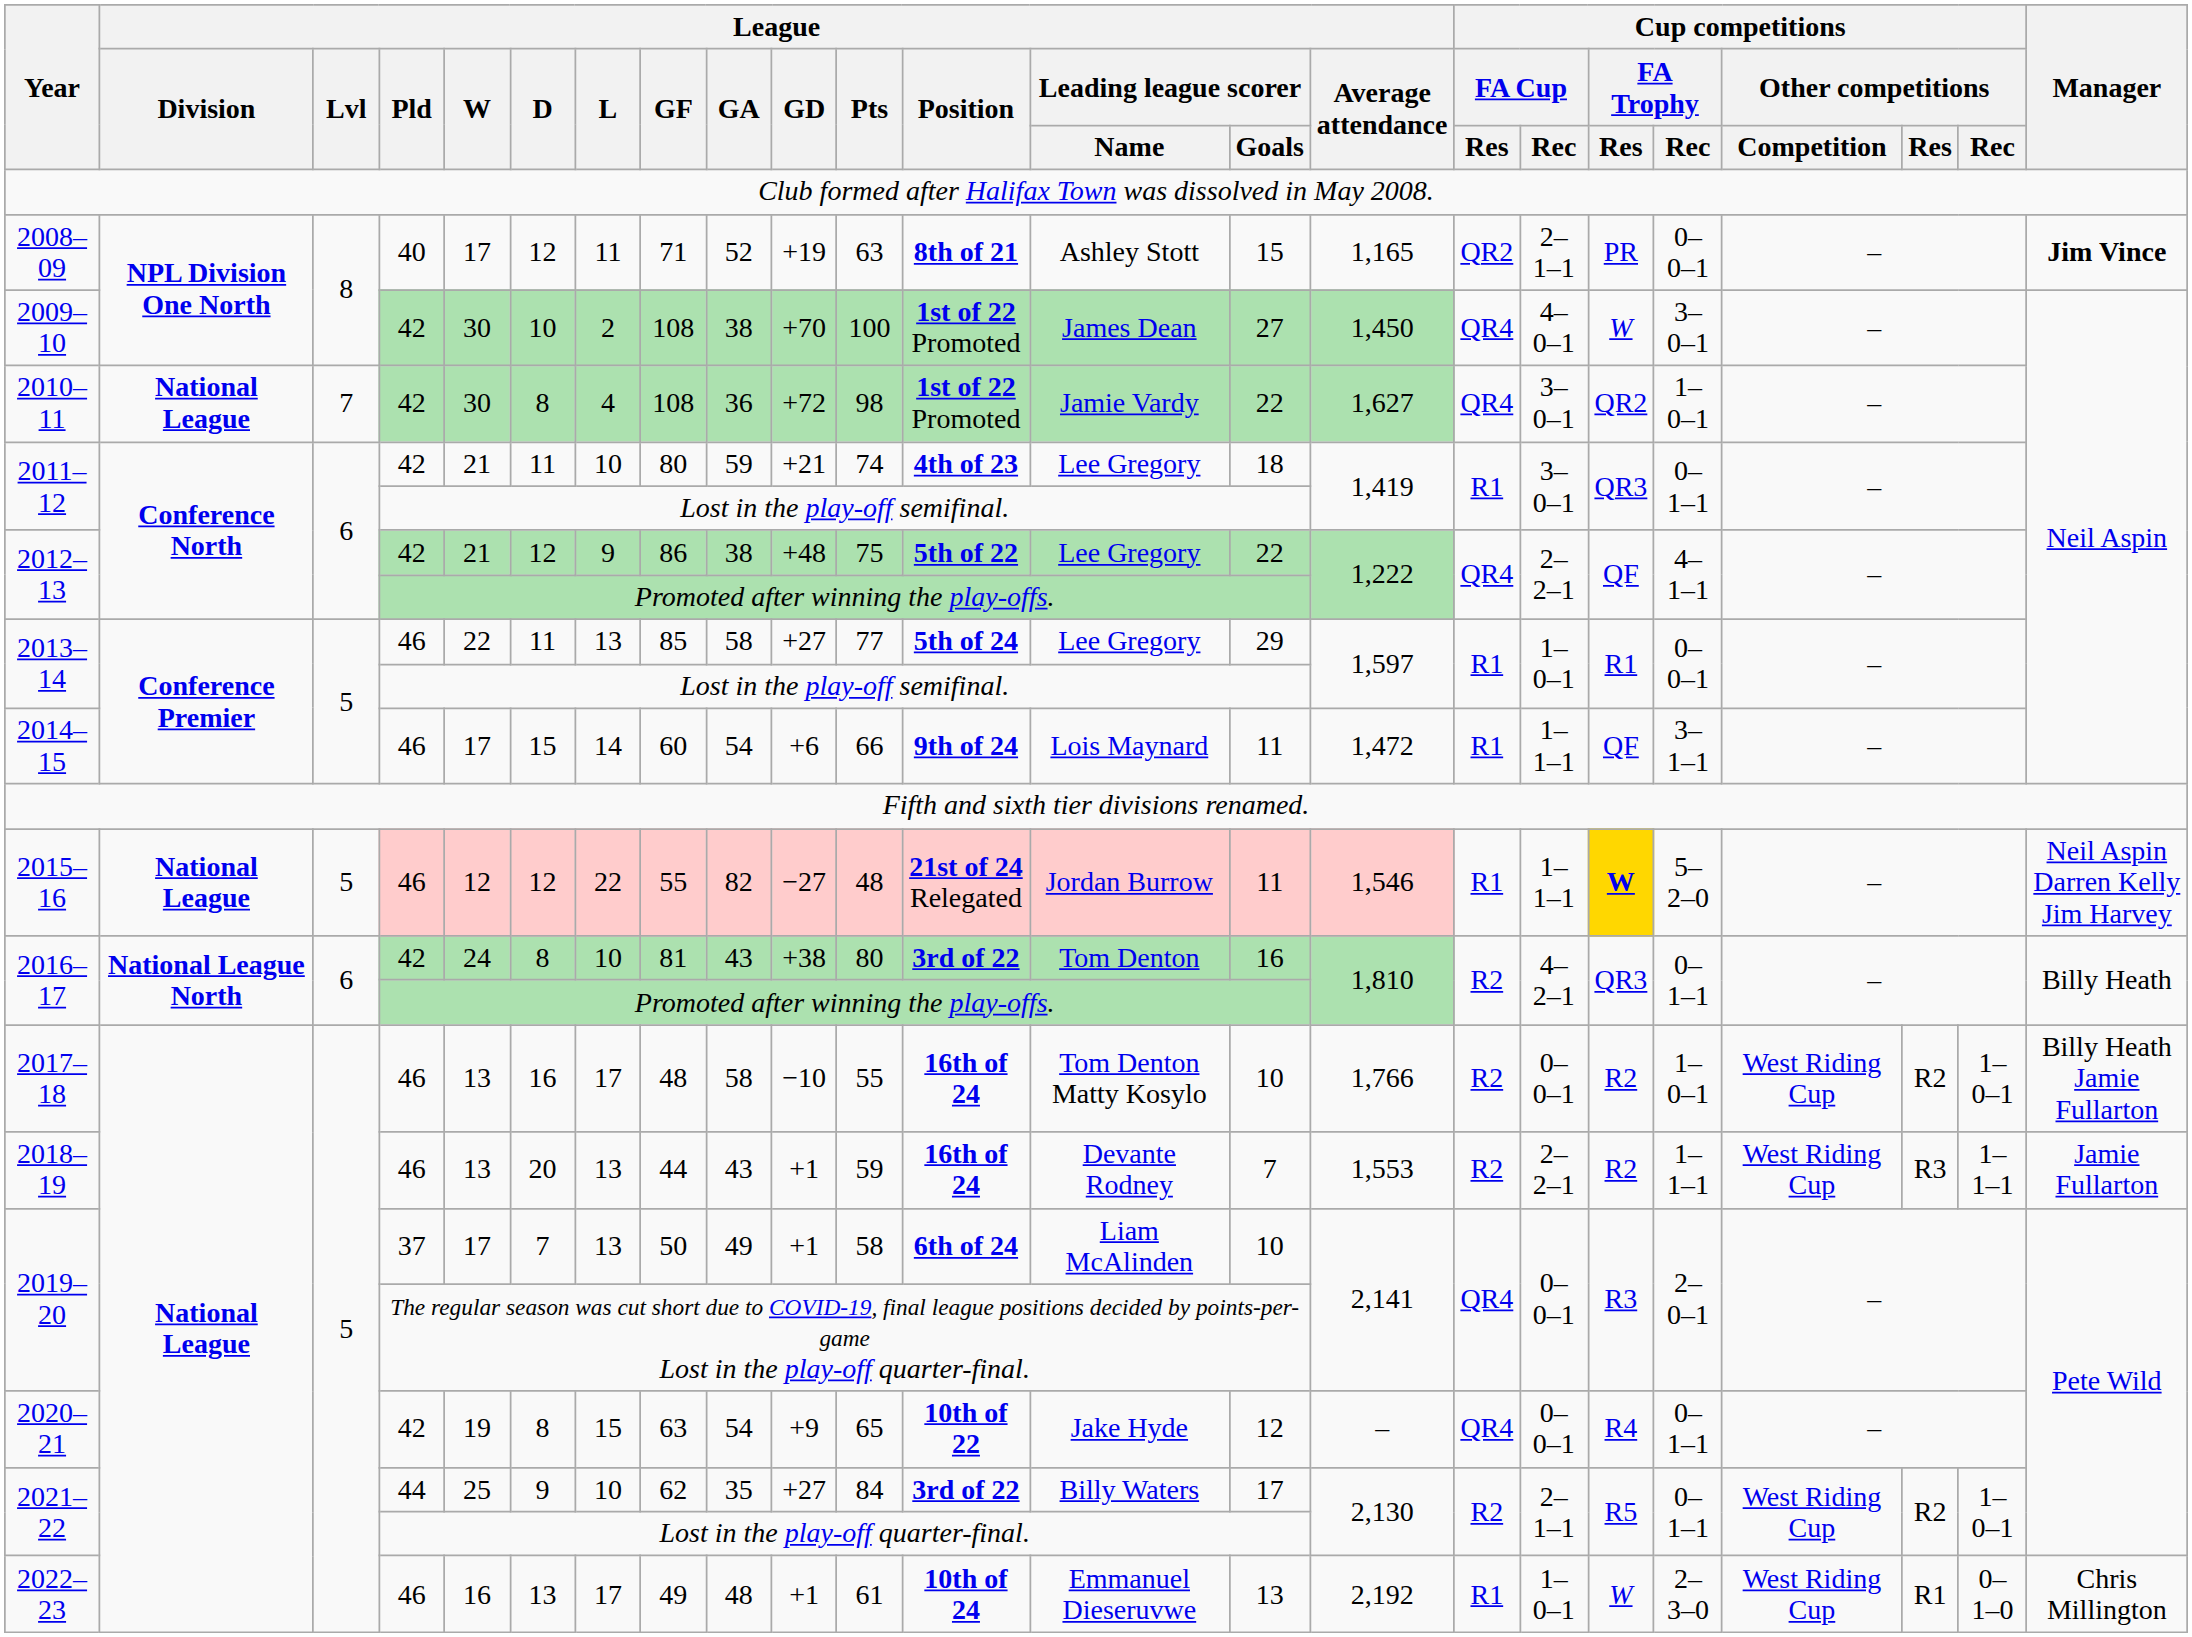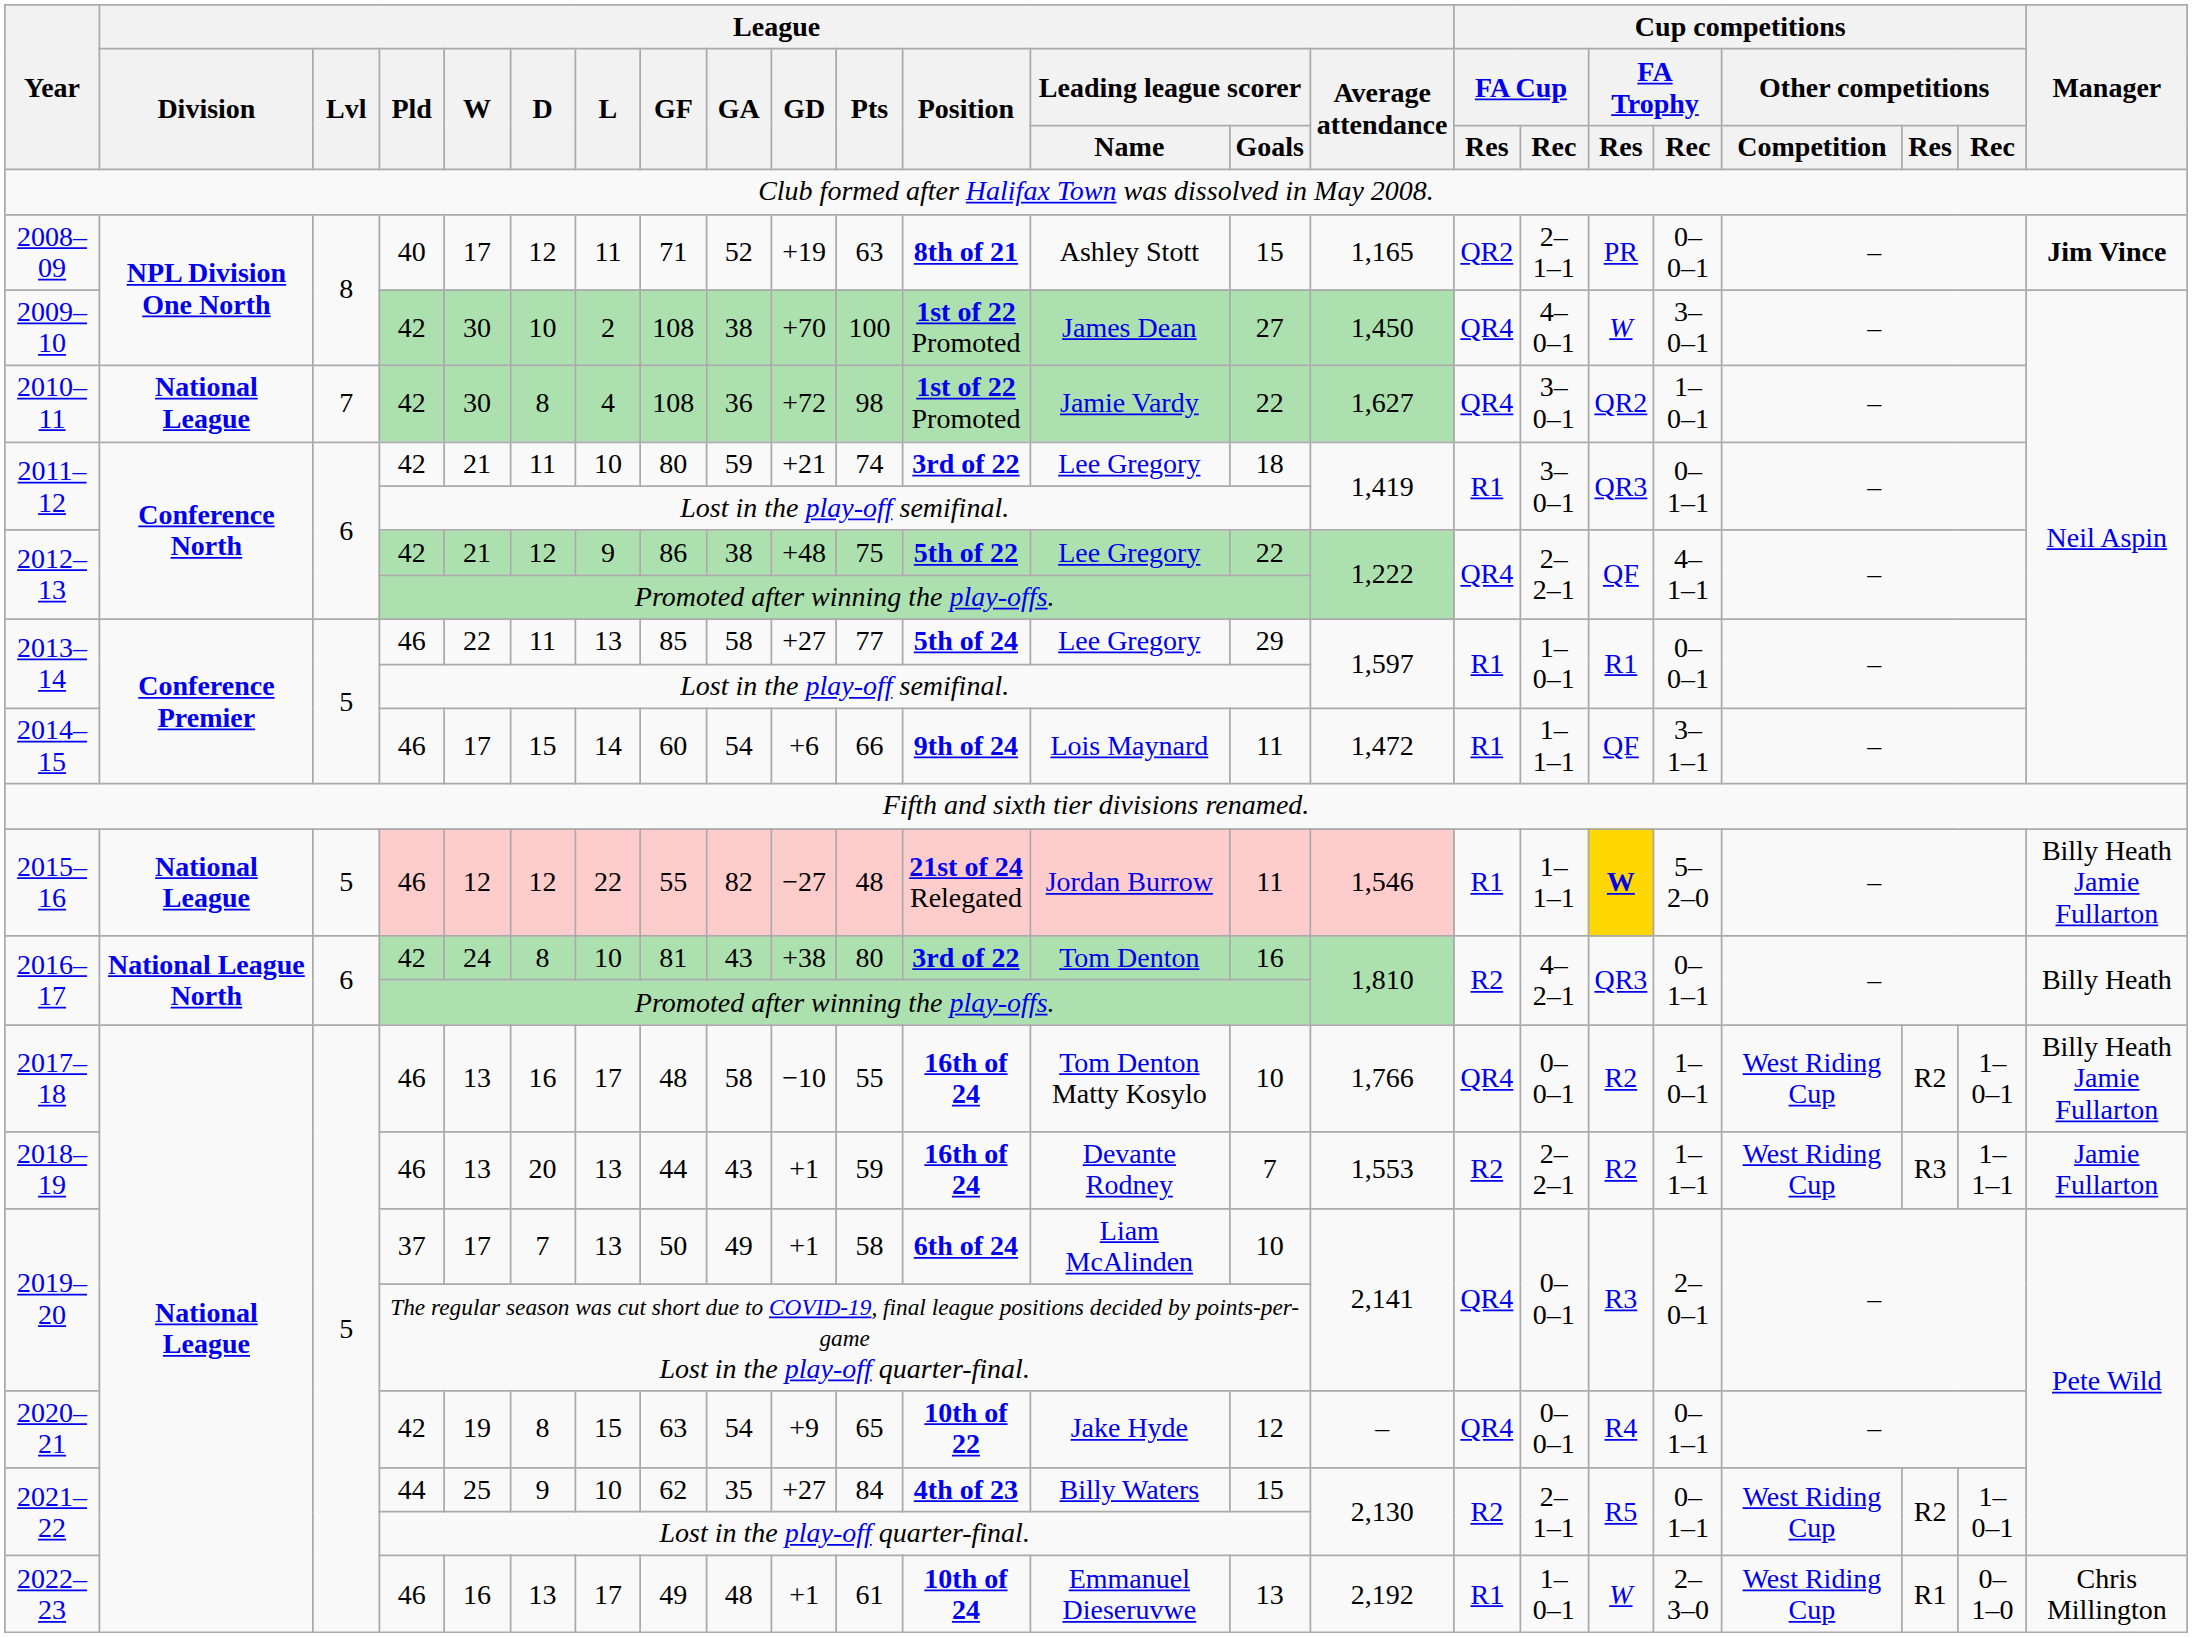(966, 463) 4th of 23 -> (966, 463) 3rd of 22
(2107, 881) Neil Aspin Darren Kelly Jim Harvey -> (2107, 881) Billy Heath Jamie Fullarton
(1487, 1078) R2 -> (1487, 1078) QR4
(966, 1489) 3rd of 22 -> (966, 1489) 4th of 23
(1270, 1489) 17 -> (1270, 1489) 15
